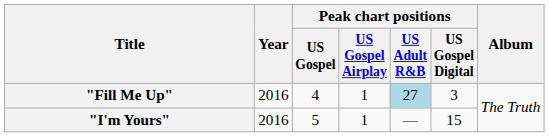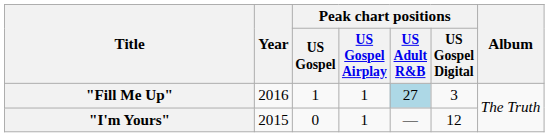(315, 95) 4 -> (315, 95) 1
(273, 119) 2016 -> (273, 119) 2015
(315, 119) 5 -> (315, 119) 0
(454, 119) 15 -> (454, 119) 12
